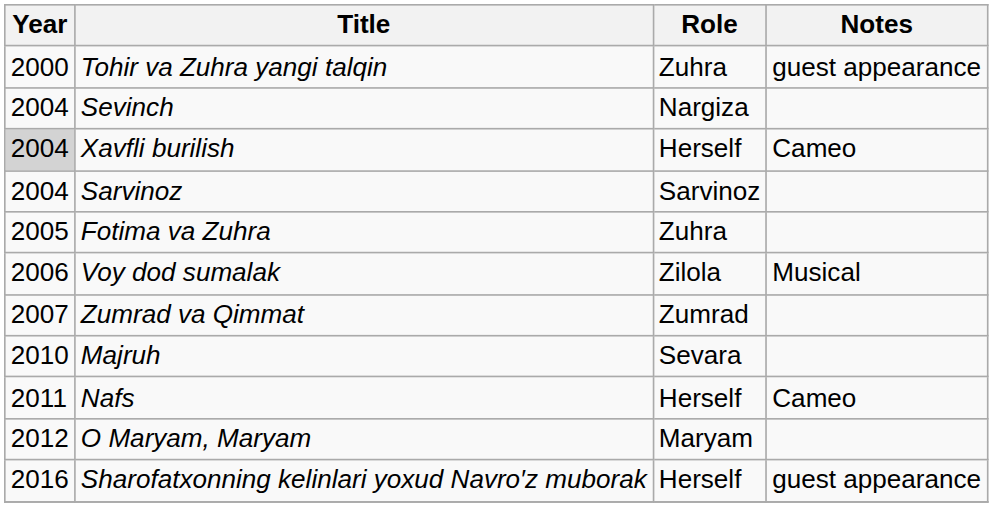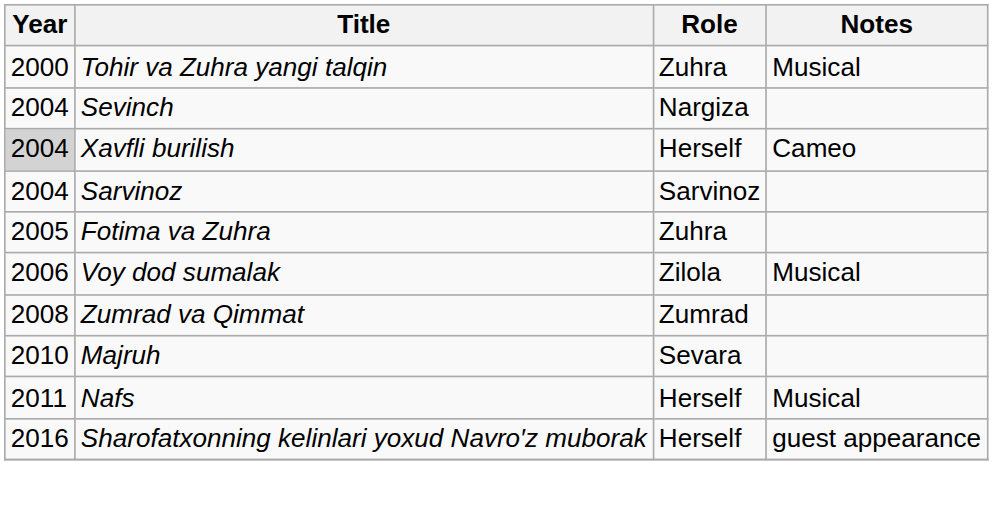(877, 66) guest appearance -> (816, 66) Musical
(40, 314) 2007 -> (40, 314) 2008
(814, 397) Cameo -> (816, 397) Musical
- row: (196, 438)
